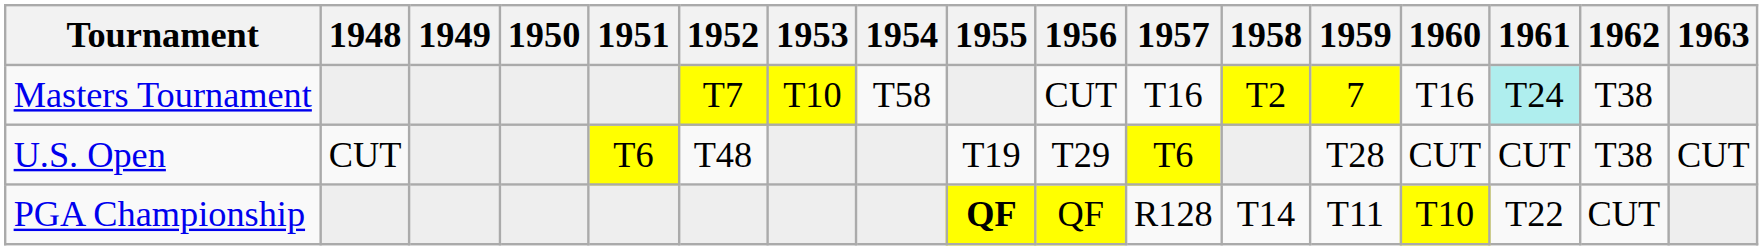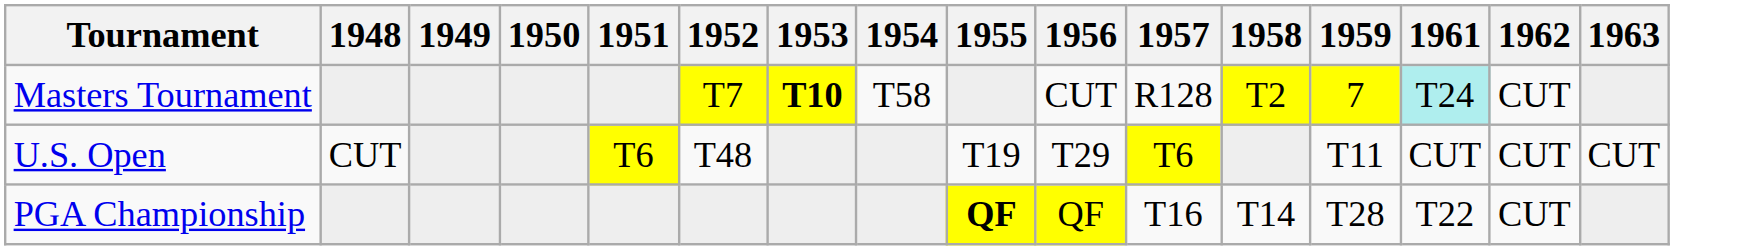- column: (1445, 34)
(812, 94) normal -> (812, 94) bold
(1173, 94) T16 -> (1173, 94) R128
(1624, 94) T38 -> (1534, 94) CUT
(1355, 154) T28 -> (1355, 154) T11
(1624, 154) T38 -> (1534, 154) CUT
(1173, 214) R128 -> (1173, 214) T16
(1355, 214) T11 -> (1355, 214) T28
